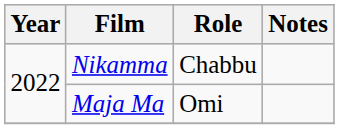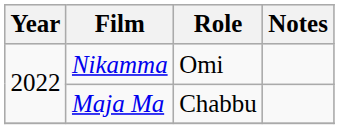(218, 63) Chabbu -> (201, 63) Omi
(201, 103) Omi -> (218, 103) Chabbu
